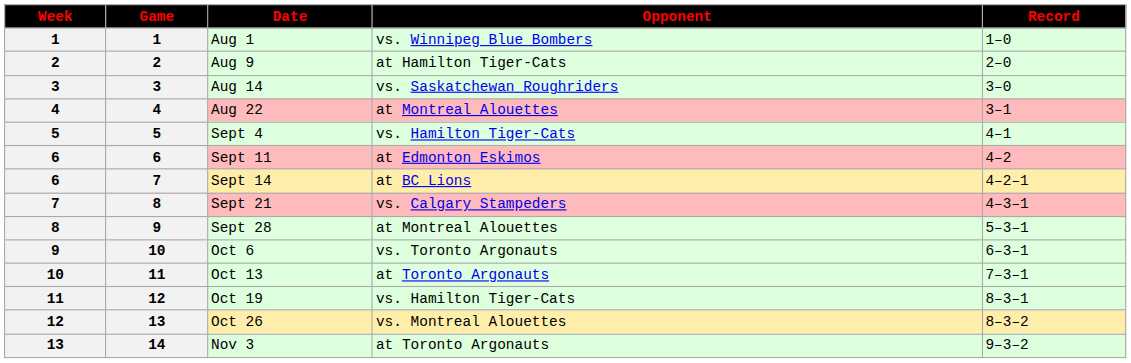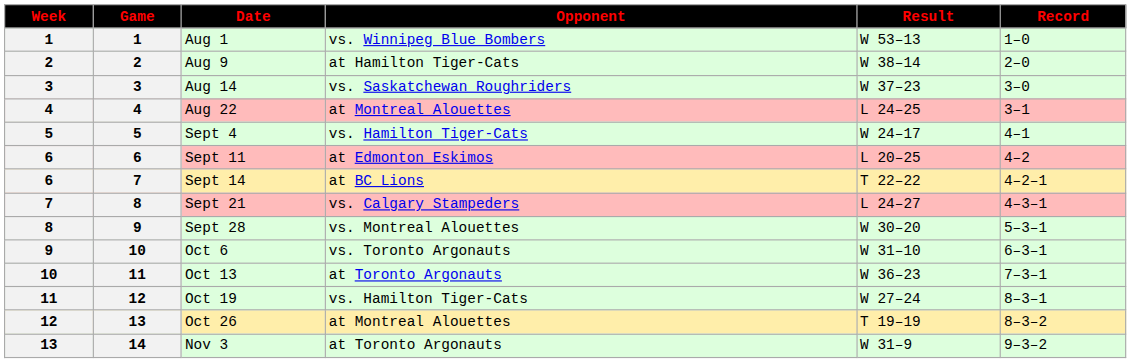+ column: (929, 16)
(467, 228) at Montreal Alouettes -> (424, 228) vs. Montreal Alouettes
(471, 322) vs. Montreal Alouettes -> (420, 322) at Montreal Alouettes
